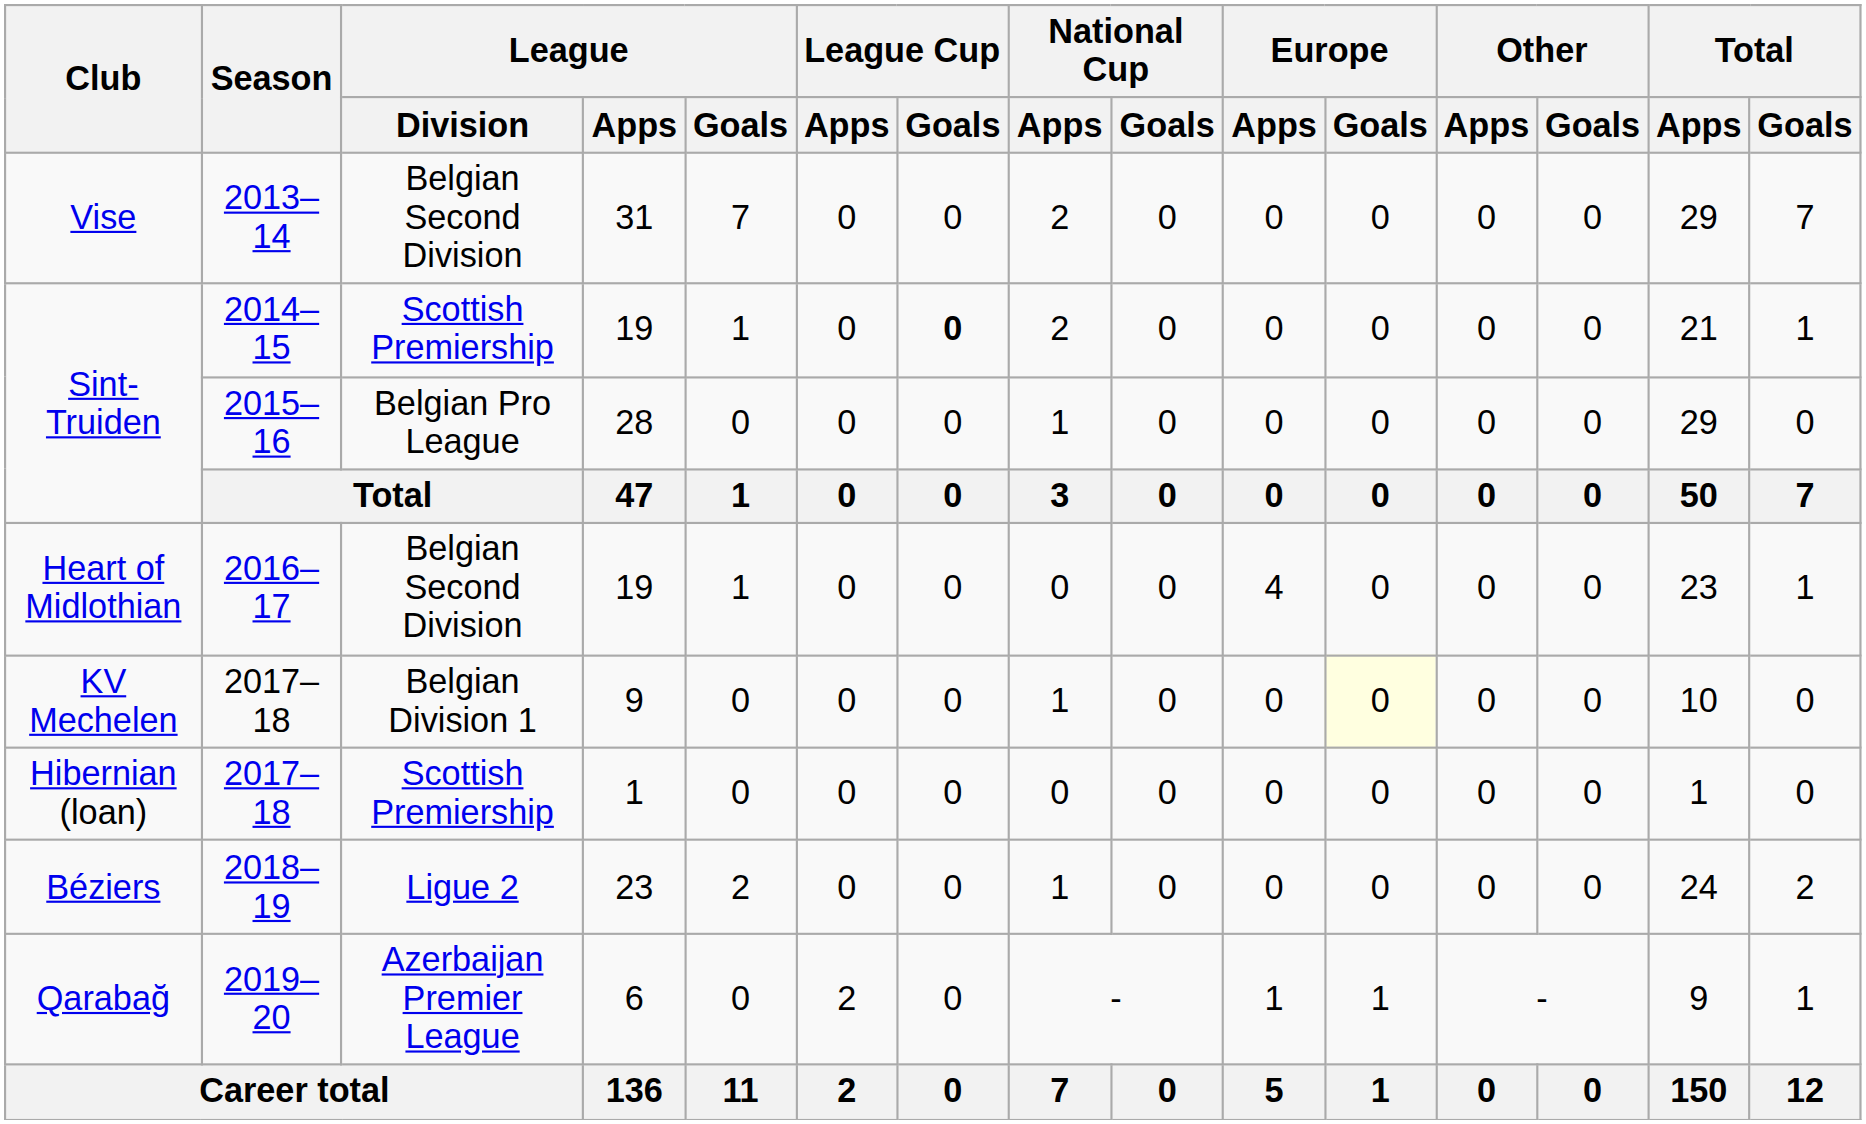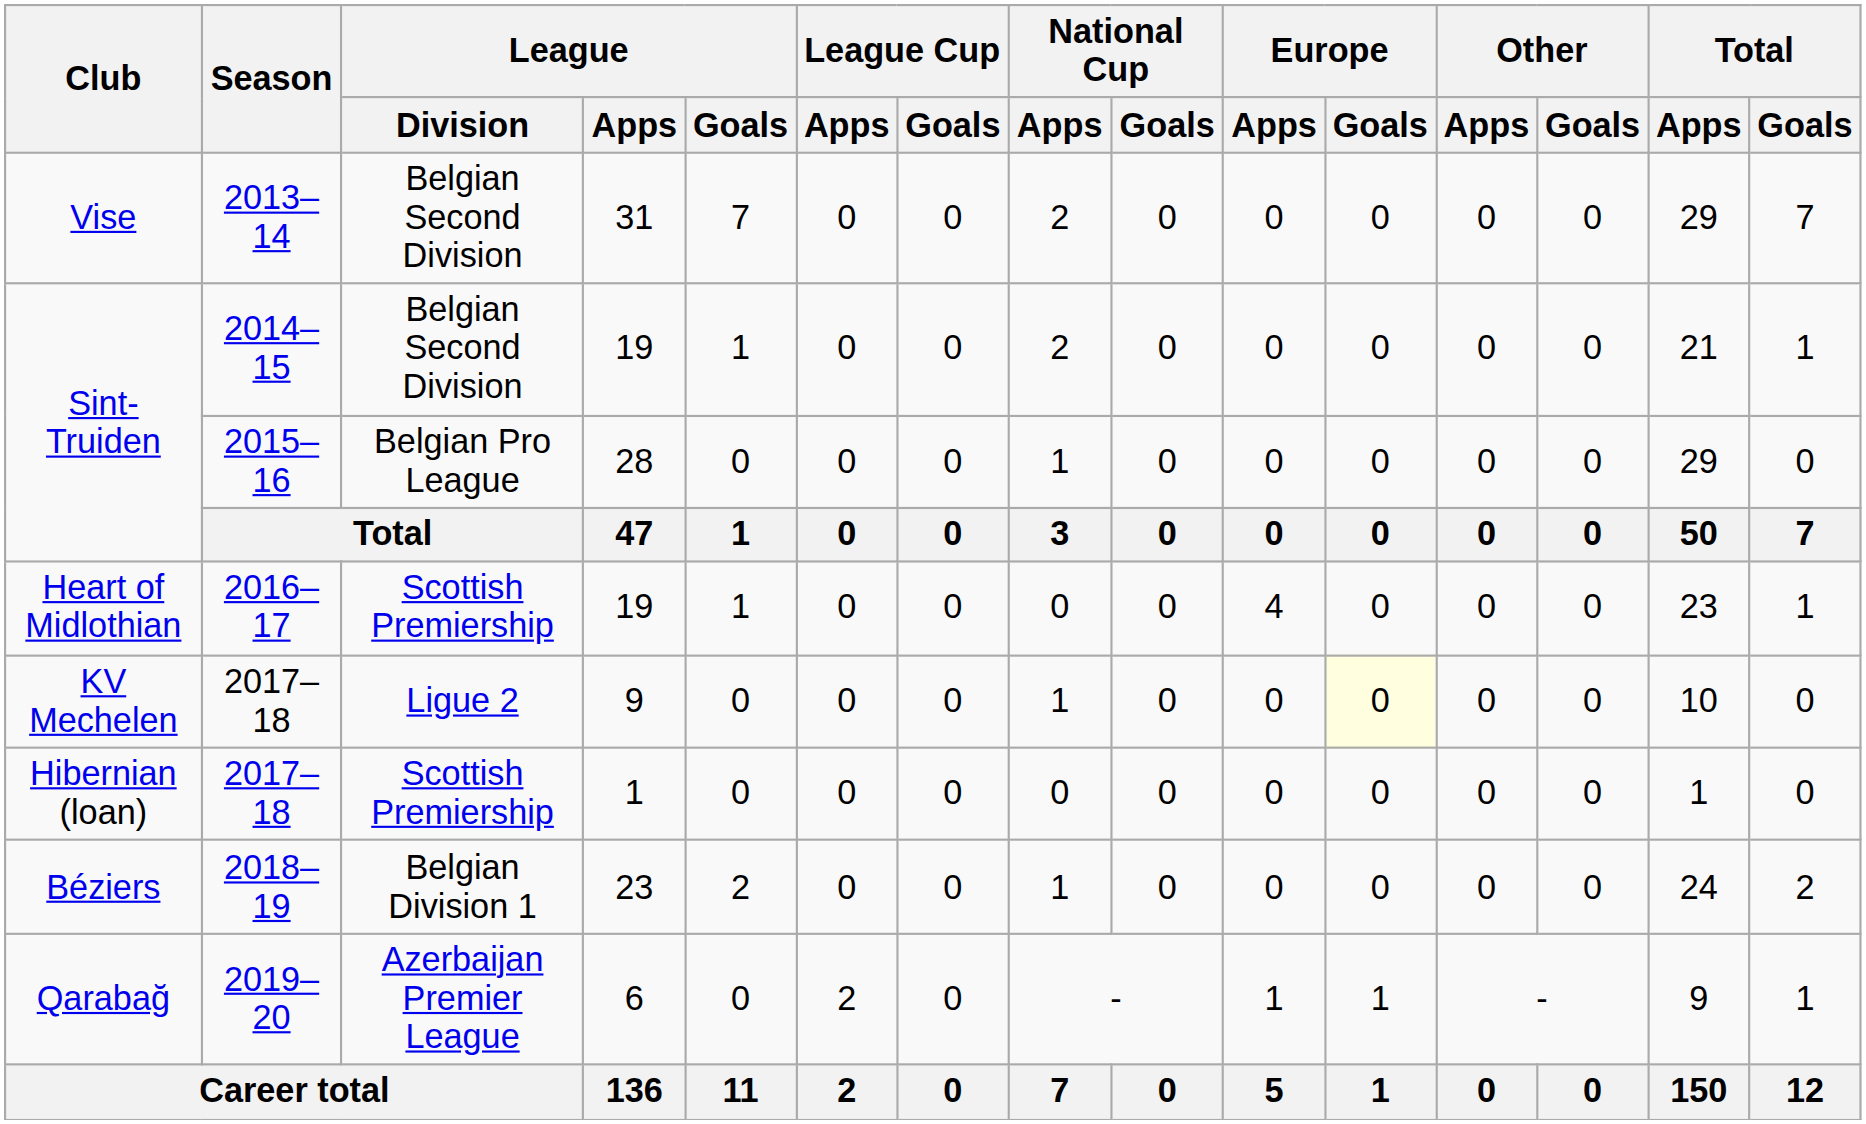(463, 329) Scottish Premiership -> (463, 348) Belgian Second Division
(953, 329) bold -> (953, 348) normal
(463, 588) Belgian Second Division -> (463, 607) Scottish Premiership
(463, 700) Belgian Division 1 -> (463, 700) Ligue 2
(463, 886) Ligue 2 -> (463, 886) Belgian Division 1
